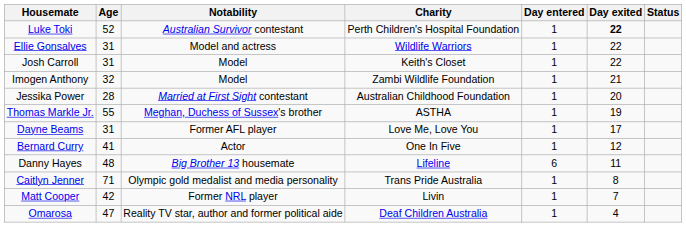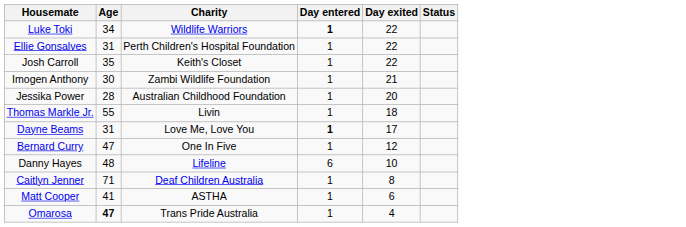- column: (233, 12)
(108, 29) 52 -> (108, 29) 34
(433, 29) Perth Children's Hospital Foundation -> (209, 29) Wildlife Warriors
(554, 29) normal -> (330, 29) bold
(616, 29) bold -> (392, 29) normal
(433, 46) Wildlife Warriors -> (209, 46) Perth Children's Hospital Foundation
(108, 63) 31 -> (108, 63) 35
(108, 79) 32 -> (108, 79) 30
(433, 113) ASTHA -> (209, 113) Livin
(616, 113) 19 -> (392, 113) 18
(554, 130) normal -> (330, 130) bold
(108, 146) 41 -> (108, 146) 47
(616, 163) 11 -> (392, 163) 10
(433, 180) Trans Pride Australia -> (209, 180) Deaf Children Australia
(108, 197) 42 -> (108, 197) 41
(433, 197) Livin -> (209, 197) ASTHA
(616, 197) 7 -> (392, 197) 6
(108, 213) normal -> (108, 213) bold
(433, 213) Deaf Children Australia -> (209, 213) Trans Pride Australia
